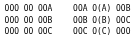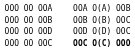+ row: (28, 32)
(102, 32) normal -> (102, 43) bold
